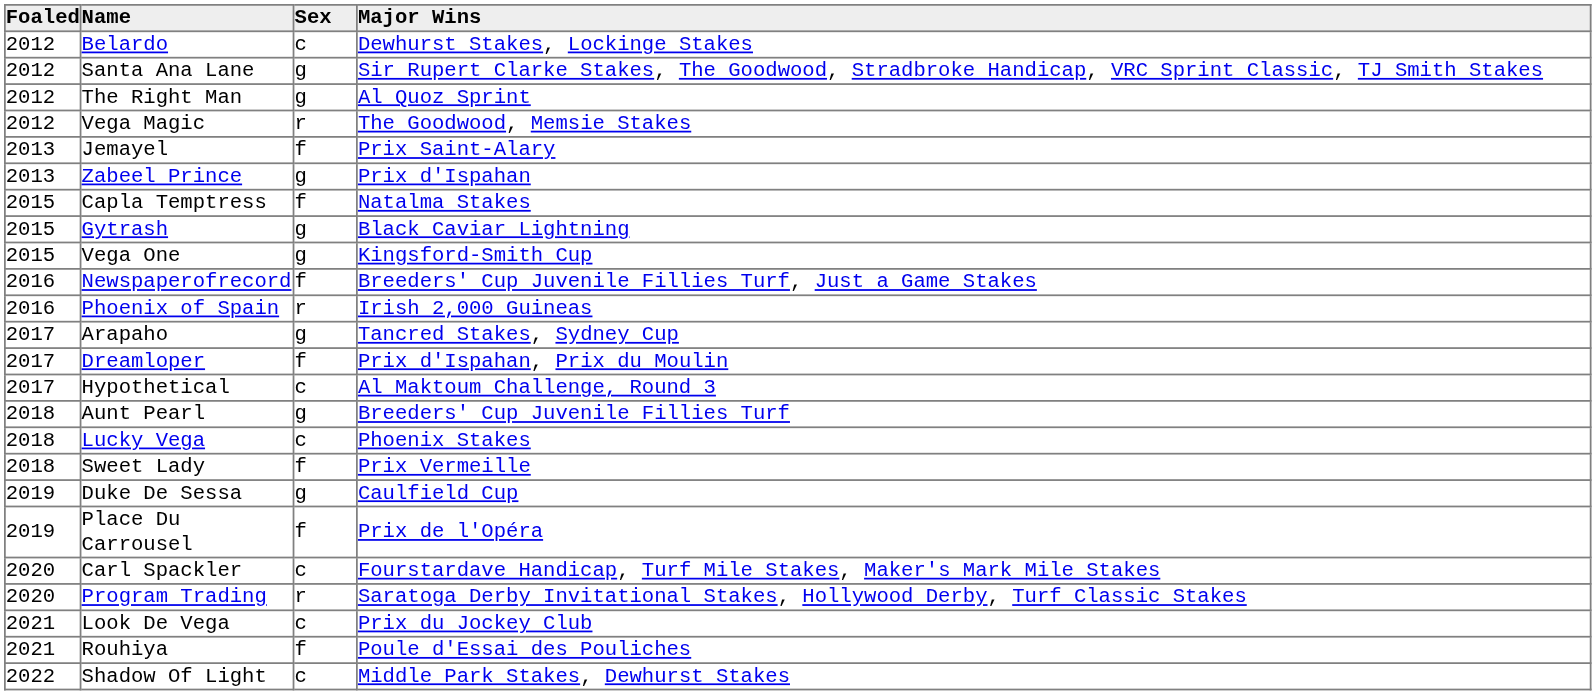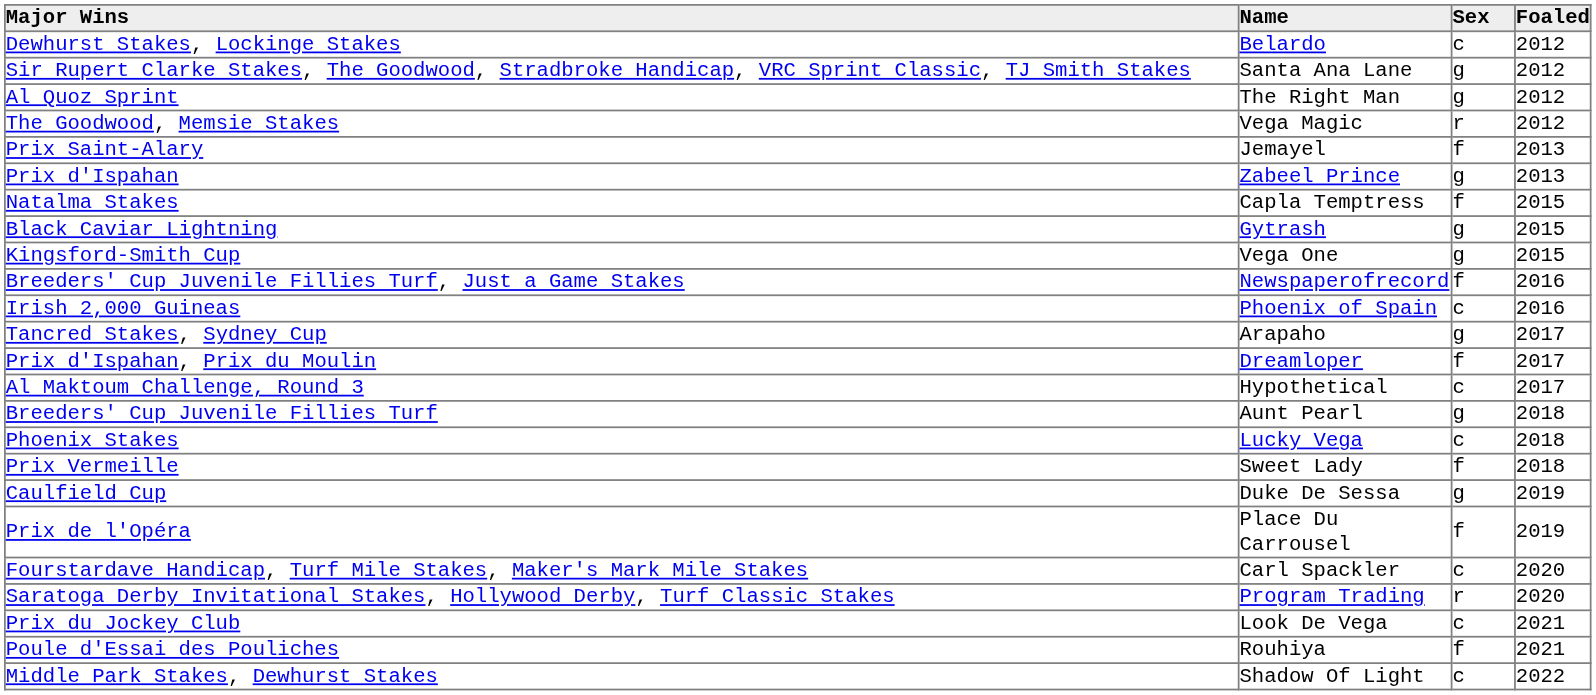columns swapped: (43, 18) <-> (420, 18)
(301, 308) r -> (1459, 308) c
